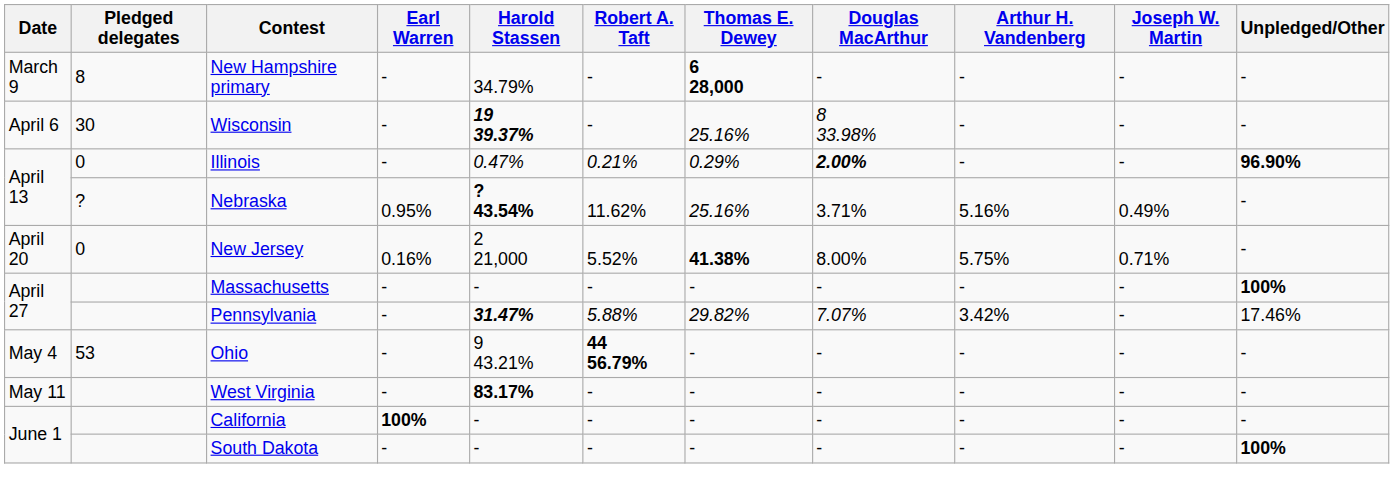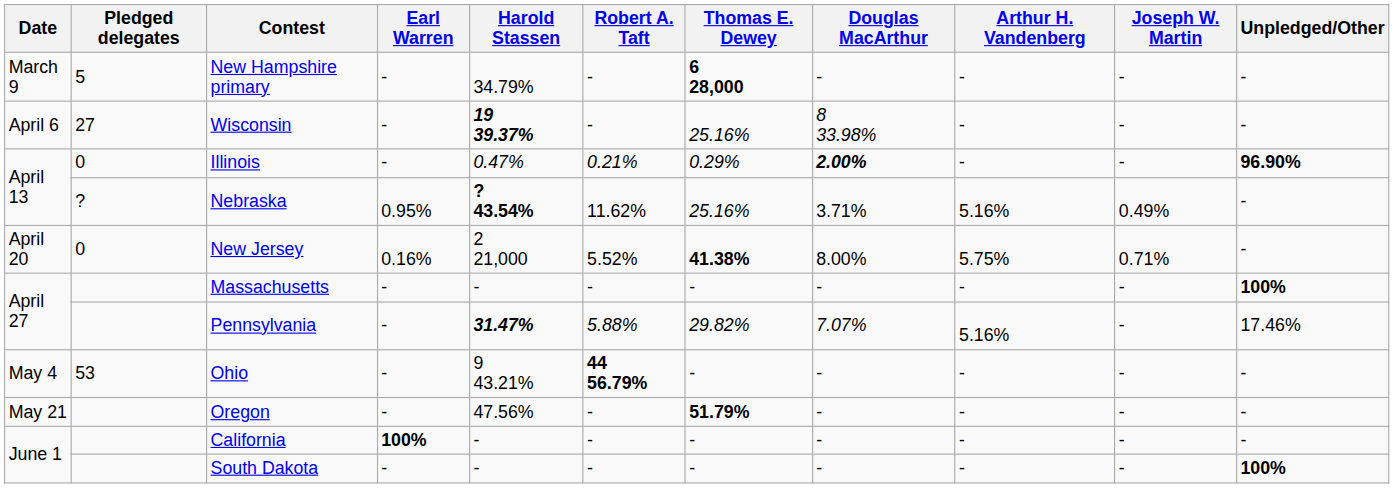(80, 76) 8 -> (80, 76) 5
(85, 124) 30 -> (85, 124) 27
(984, 315) 3.42% -> (984, 335) 5.16%
- row: (263, 391)
+ row: (240, 411)
